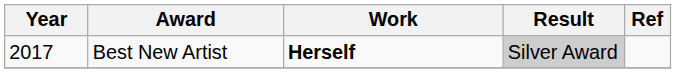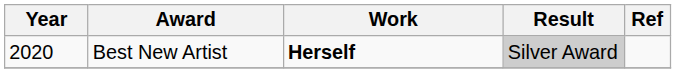(31, 51) 2017 -> (31, 51) 2020
